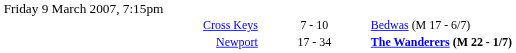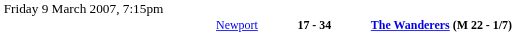- row: (230, 25)
(314, 42) normal -> (314, 25) bold
